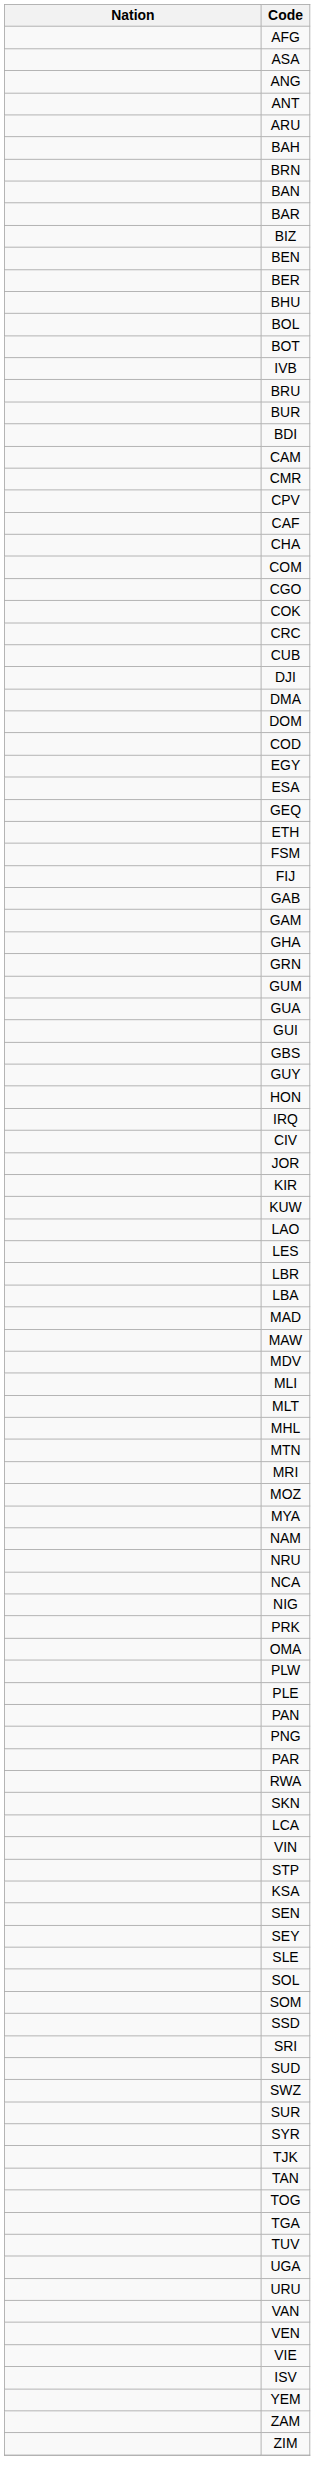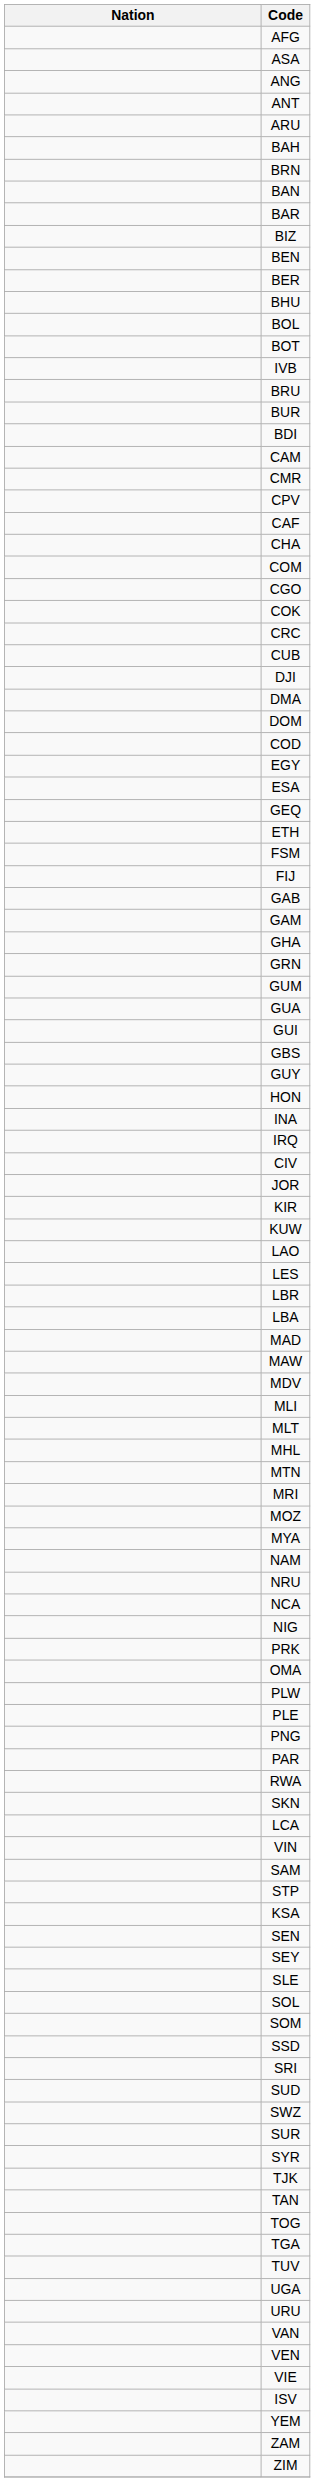+ row: (285, 1119)
- row: (285, 1715)
+ row: (285, 1869)
